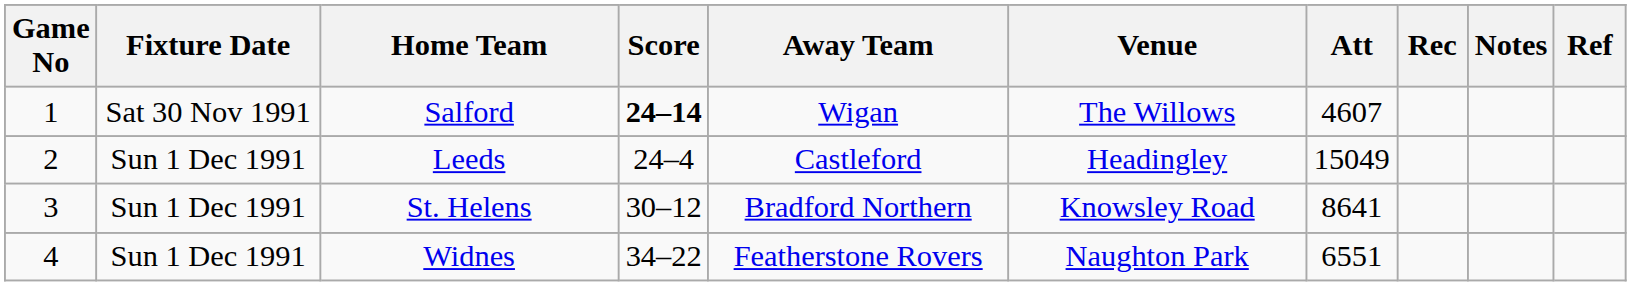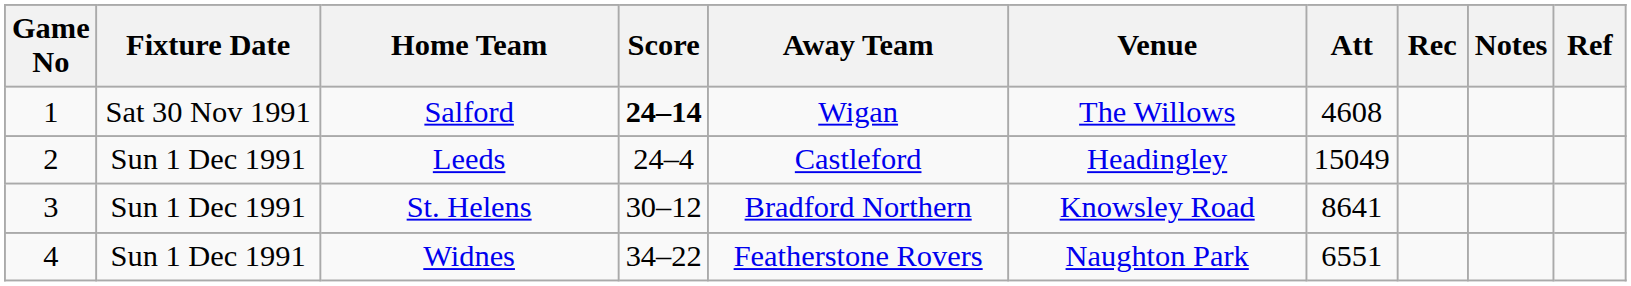(1352, 111) 4607 -> (1352, 111) 4608
